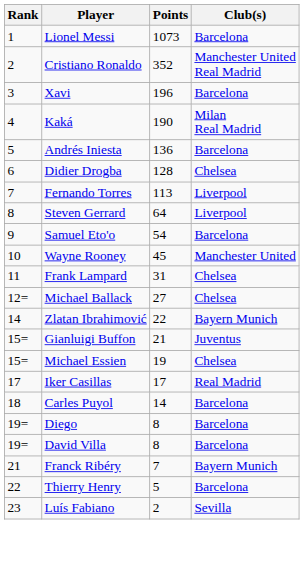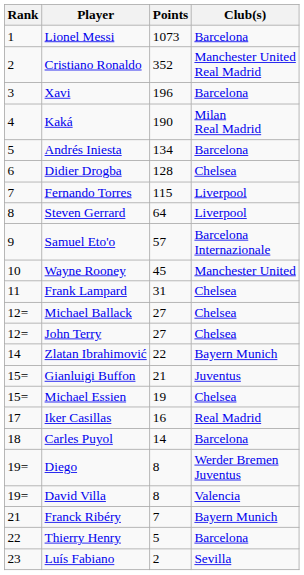(163, 150) 136 -> (163, 150) 134
(163, 192) 113 -> (163, 192) 115
(160, 234) 54 -> (160, 241) 57
(221, 234) Barcelona -> (232, 241) Barcelona Internazionale
+ row: (73, 333)
(160, 381) 17 -> (160, 417) 16
(221, 424) Barcelona -> (236, 467) Werder Bremen Juventus
(221, 445) Barcelona -> (217, 496) Valencia
